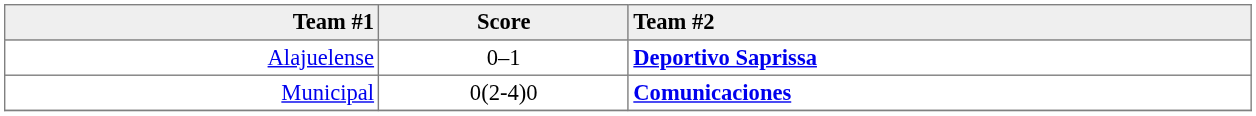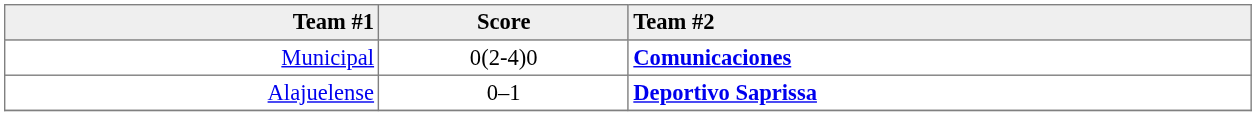rows swapped: (321, 57) <-> (328, 92)
